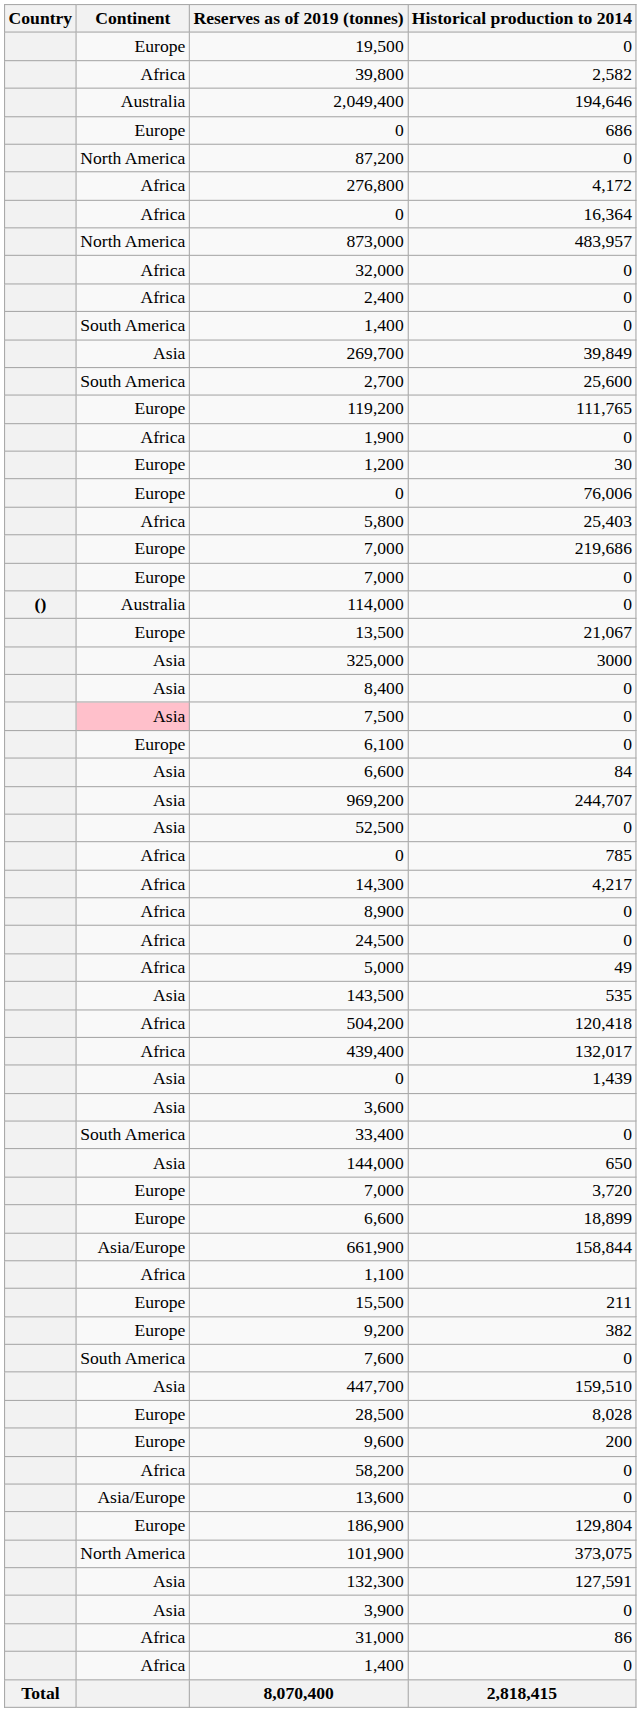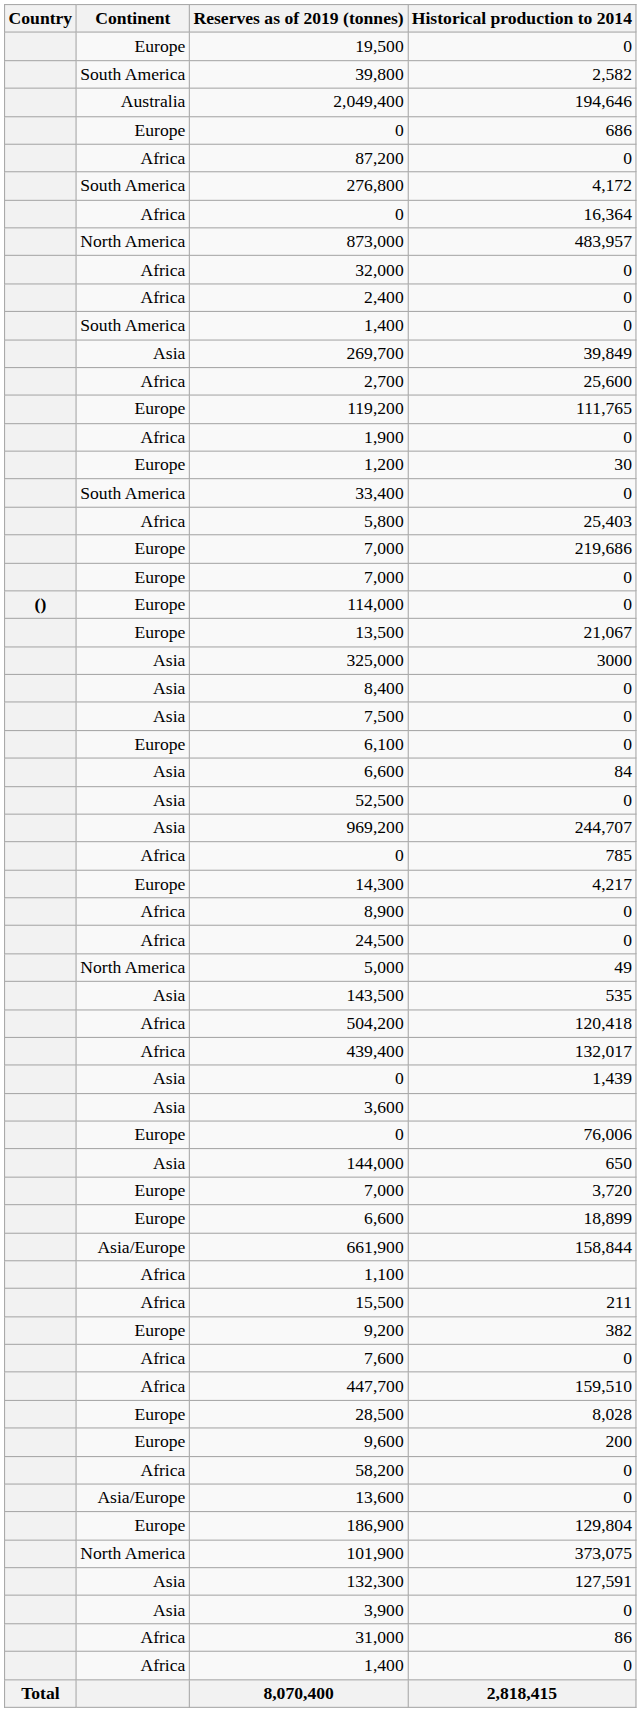(163, 74) Africa -> (133, 74) South America
(133, 158) North America -> (163, 158) Africa
(163, 185) Africa -> (133, 185) South America
(133, 381) South America -> (163, 381) Africa
rows swapped: (399, 492) <-> (379, 1134)
(153, 604) Australia -> (160, 604) Europe
(169, 716) pink background -> (169, 716) no background
rows swapped: (379, 827) <-> (375, 800)
(163, 883) Africa -> (160, 883) Europe
(163, 967) Africa -> (133, 967) North America
(160, 1302) Europe -> (163, 1302) Africa
(133, 1358) South America -> (163, 1358) Africa
(169, 1386) Asia -> (163, 1386) Africa
